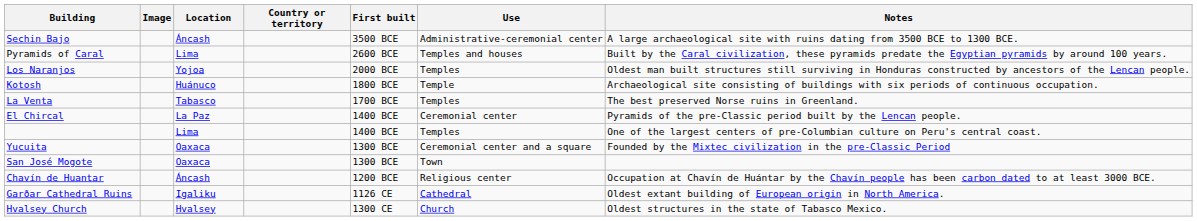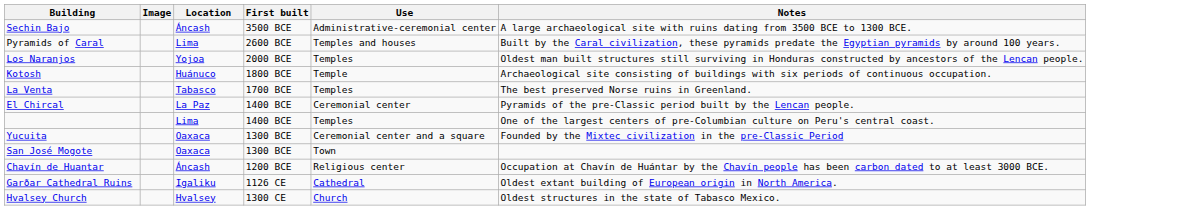- column: (297, 18)
